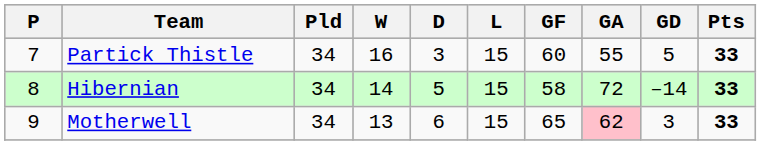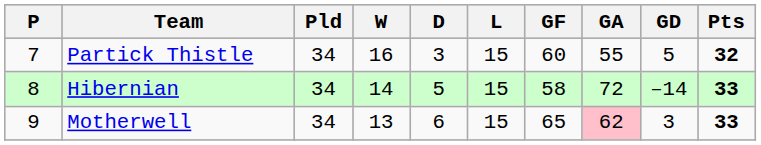(726, 55) 33 -> (726, 55) 32
